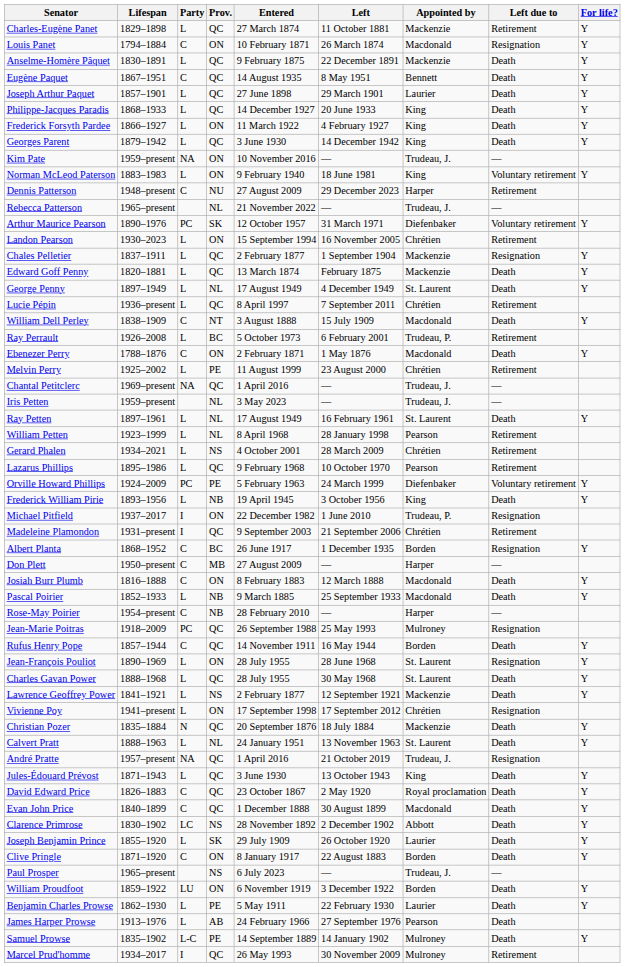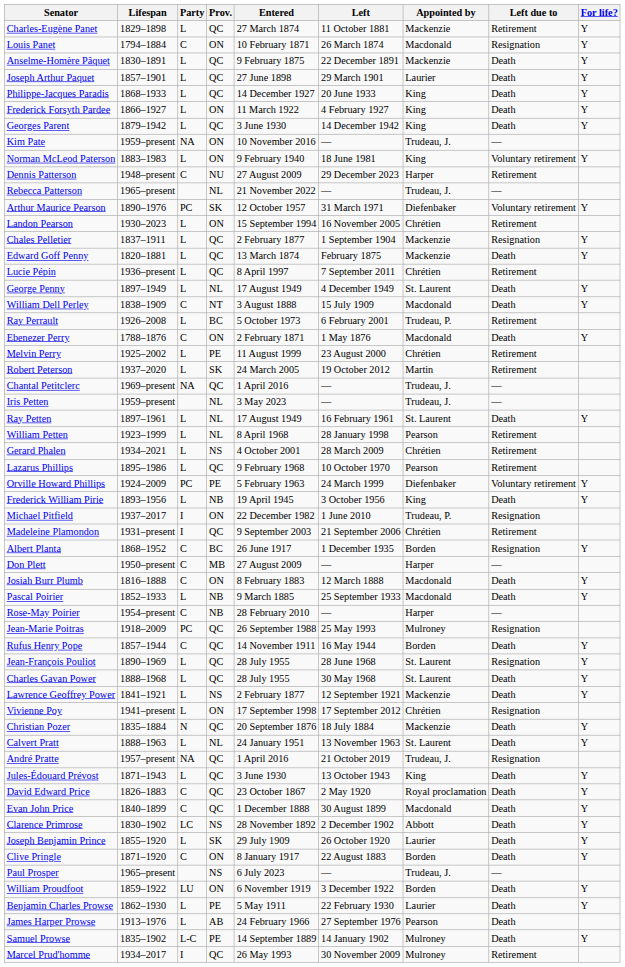- row: (37, 77)
rows swapped: (36, 288) <-> (31, 304)
+ row: (40, 369)
(216, 662) ON -> (216, 662) QC
